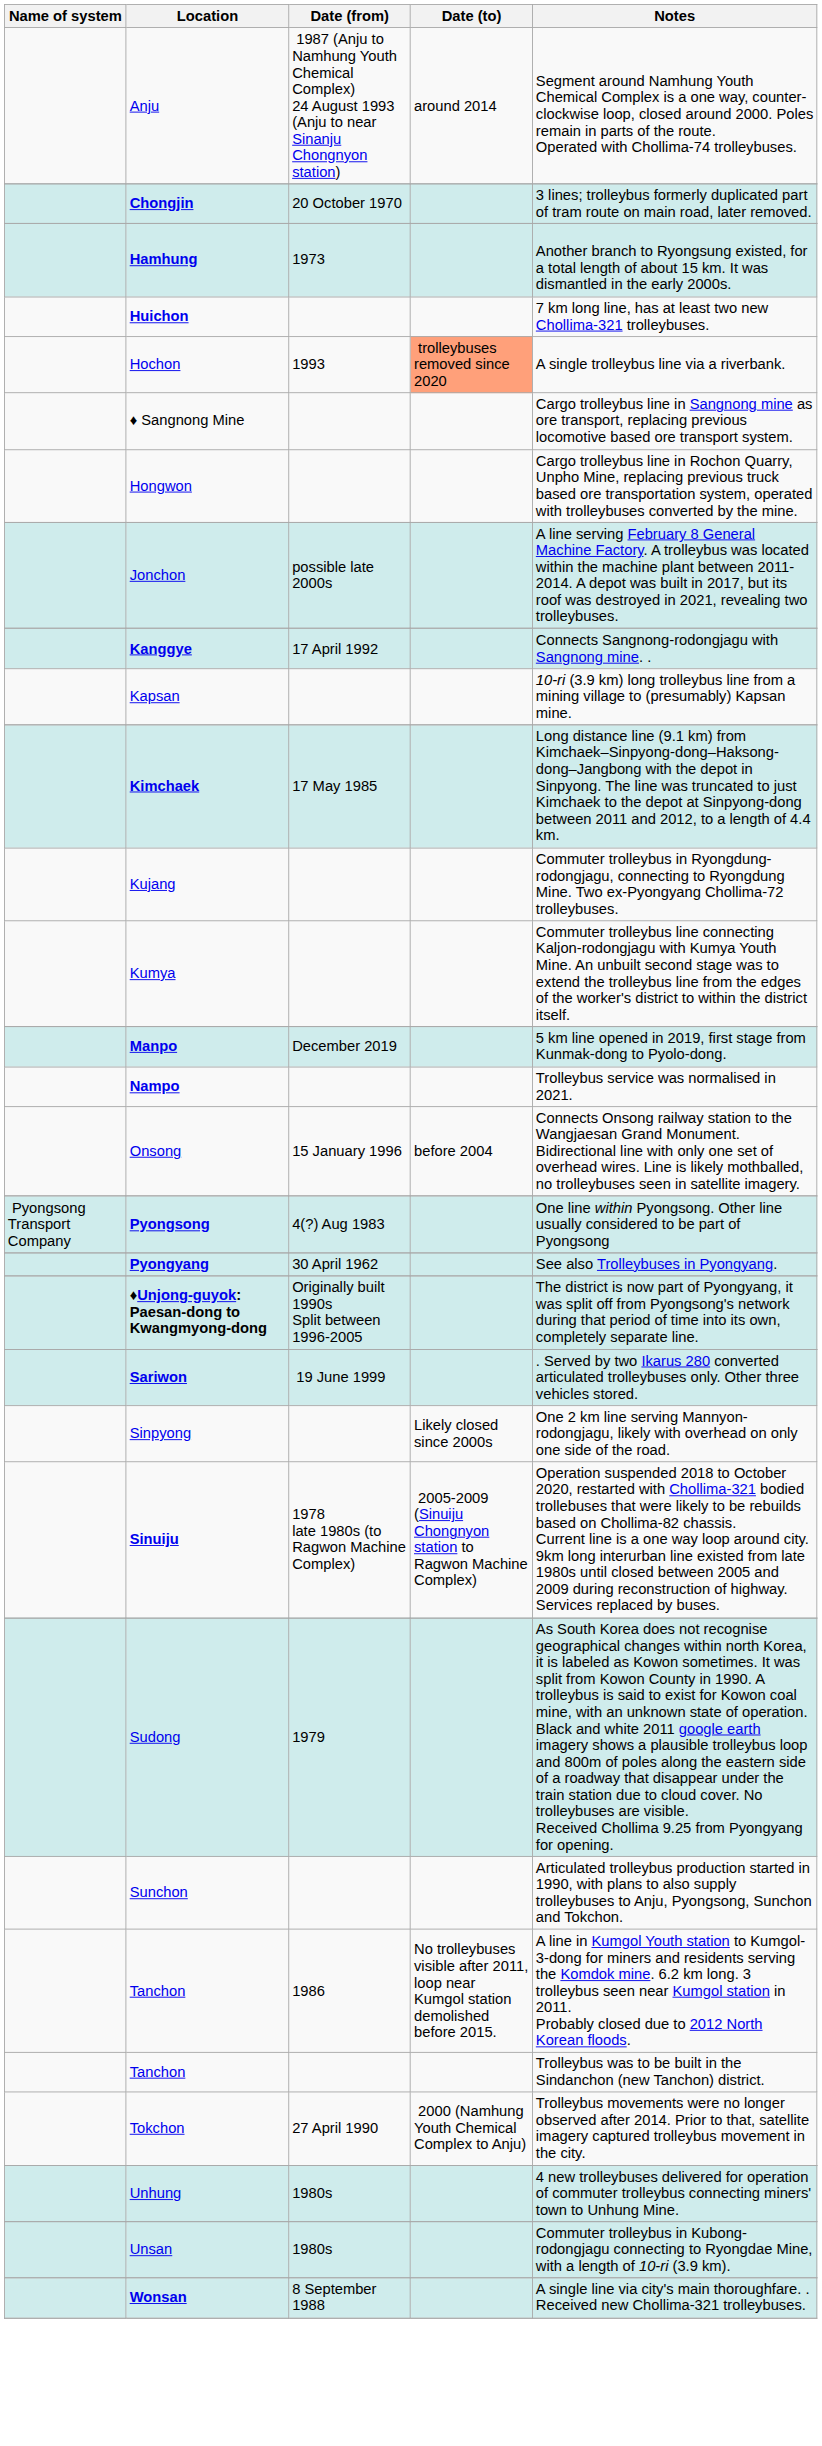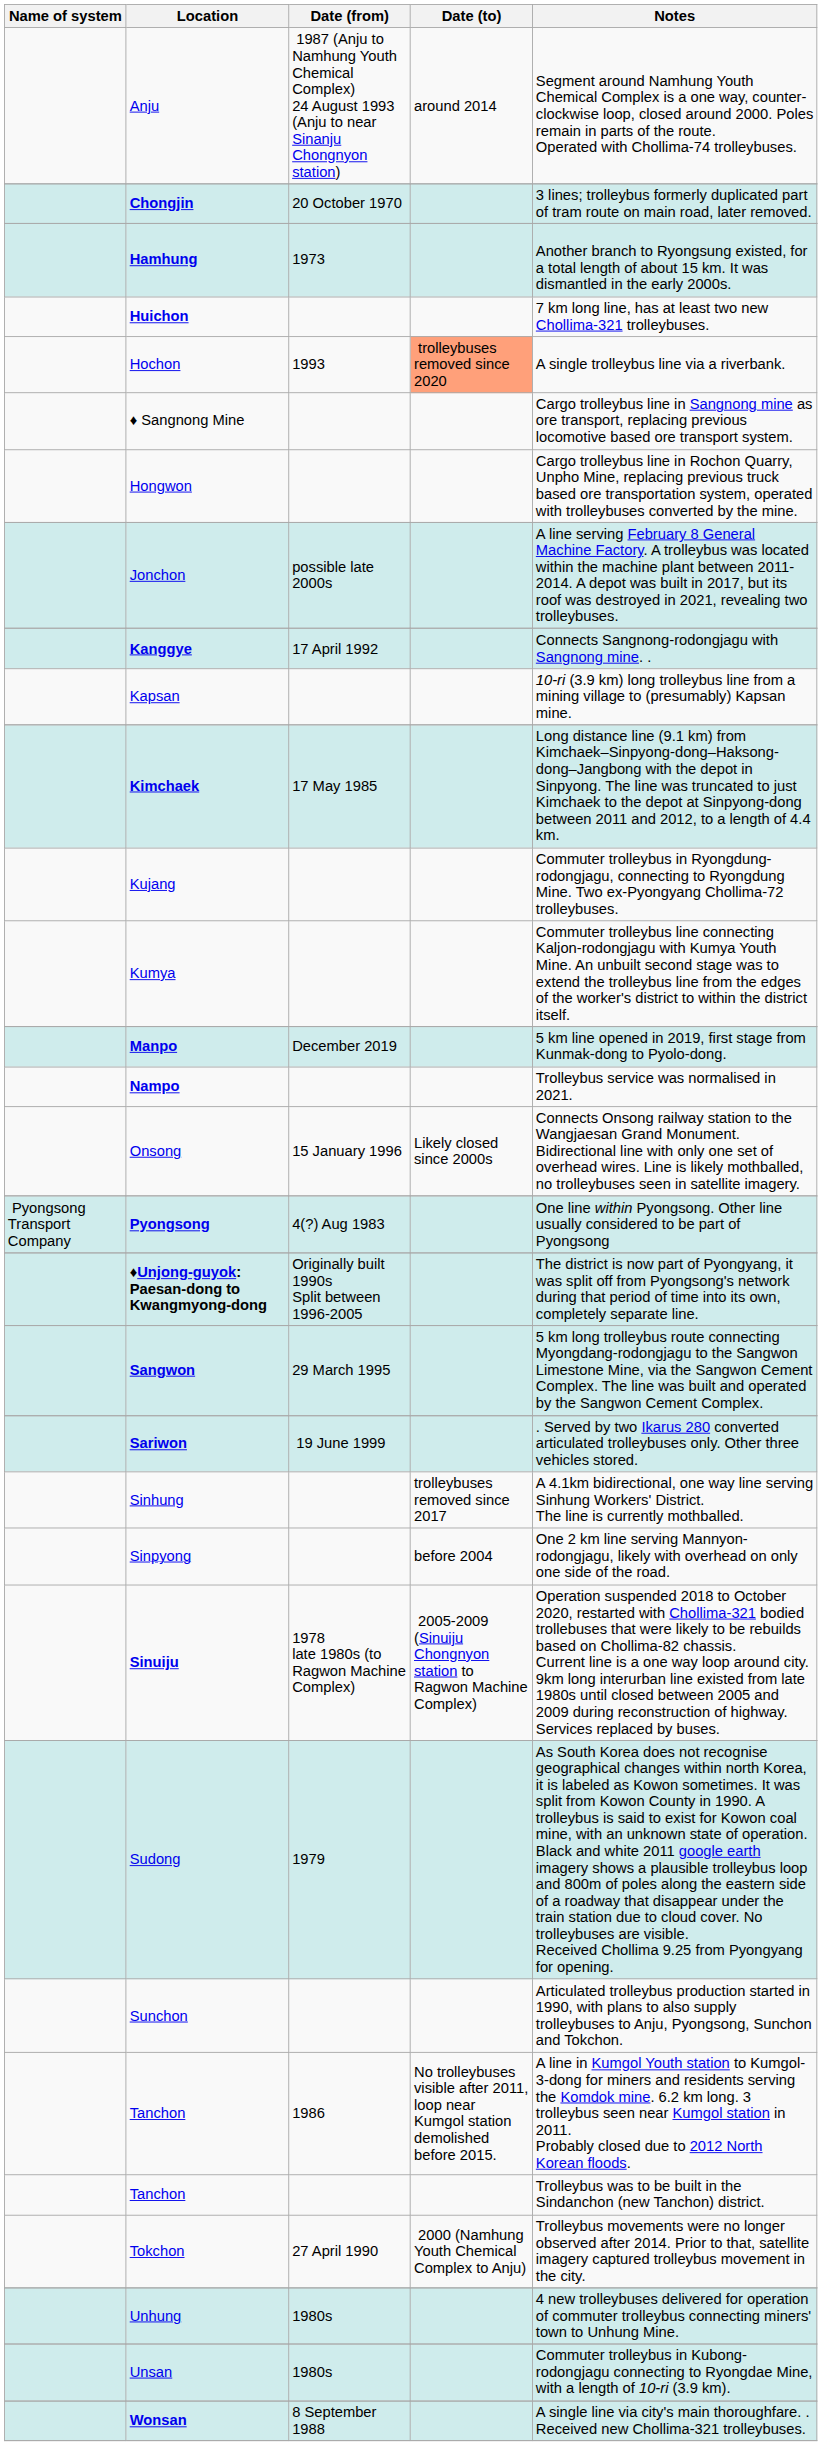(453, 1151) before 2004 -> (456, 1151) Likely closed since 2000s
- row: (169, 1264)
+ row: (162, 1370)
+ row: (157, 1500)
(456, 1433) Likely closed since 2000s -> (453, 1556) before 2004
